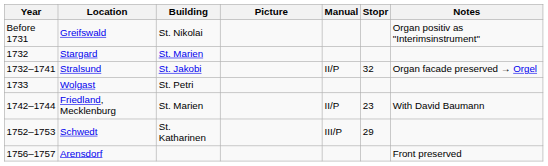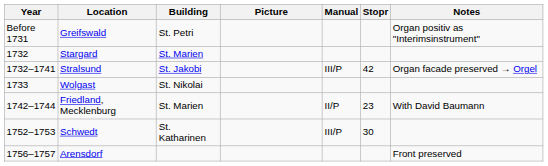(181, 33) St. Nikolai -> (176, 33) St. Petri
(332, 69) II/P -> (333, 69) III/P
(368, 69) 32 -> (368, 69) 42
(176, 85) St. Petri -> (181, 85) St. Nikolai
(368, 132) 29 -> (368, 132) 30
